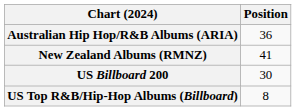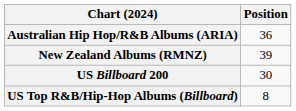(266, 55) 41 -> (266, 55) 39
